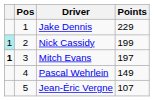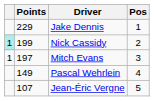columns swapped: (25, 12) <-> (132, 12)
(9, 57) bold -> (9, 57) normal
